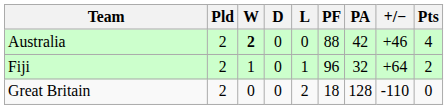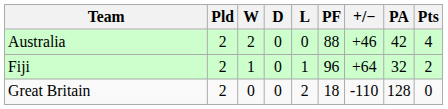columns swapped: (360, 16) <-> (395, 16)
(251, 41) bold -> (251, 41) normal
